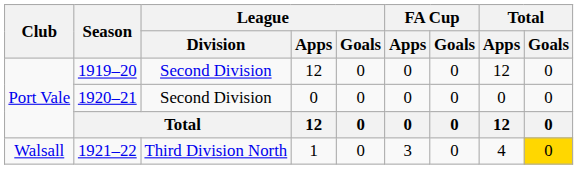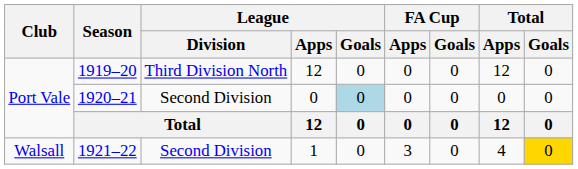(216, 71) Second Division -> (216, 71) Third Division North
(361, 97) no background -> (361, 97) lightblue background
(216, 151) Third Division North -> (216, 151) Second Division
